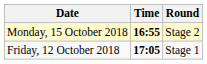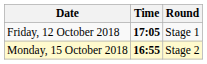rows swapped: (63, 50) <-> (67, 31)
